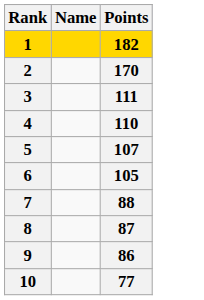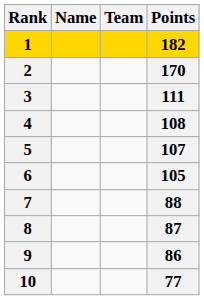+ column: (124, 17)
(126, 123) 110 -> (173, 123) 108
